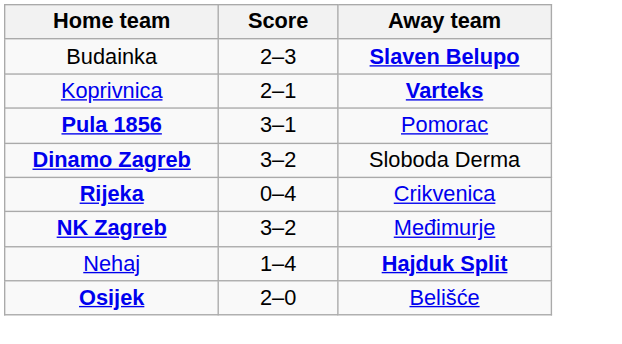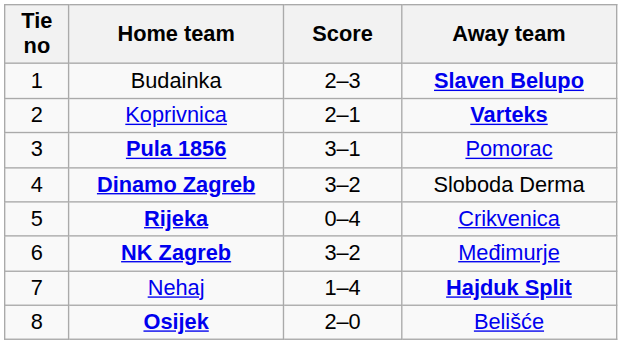+ column: (37, 33)
